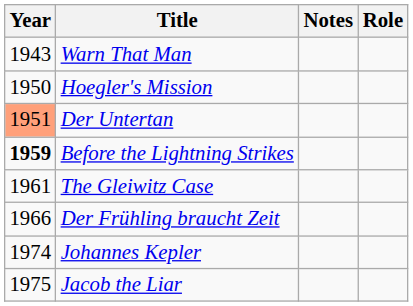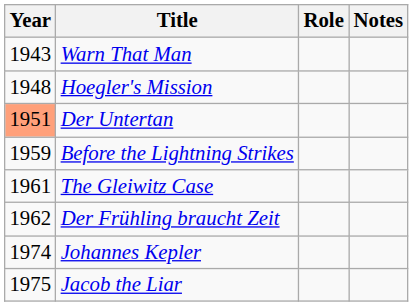columns swapped: (383, 20) <-> (328, 20)
(30, 86) 1950 -> (30, 86) 1948
(30, 152) bold -> (30, 152) normal
(30, 218) 1966 -> (30, 218) 1962
